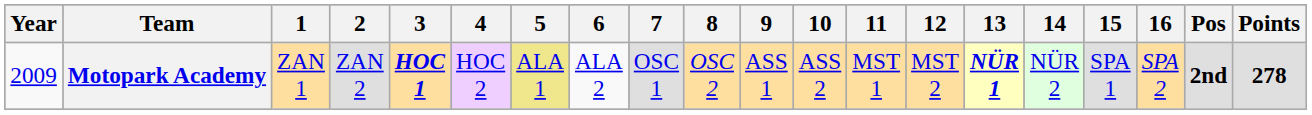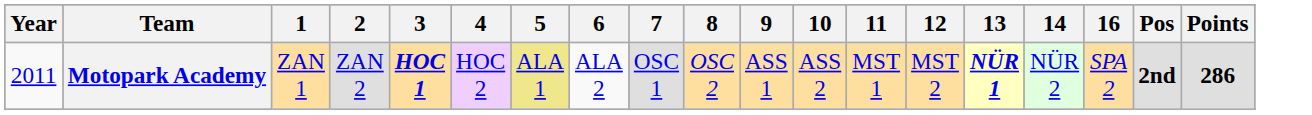- column: (1110, 23)
(34, 75) 2009 -> (34, 75) 2011
(1269, 75) 278 -> (1218, 75) 286
